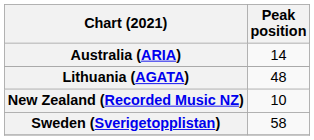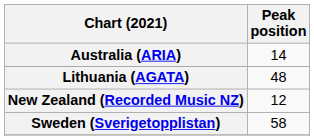(278, 100) 10 -> (278, 100) 12
